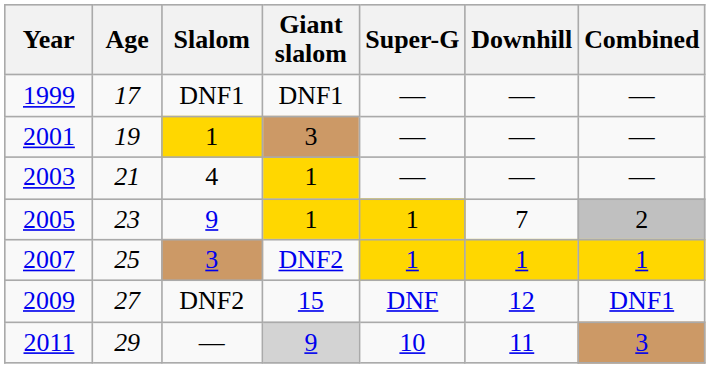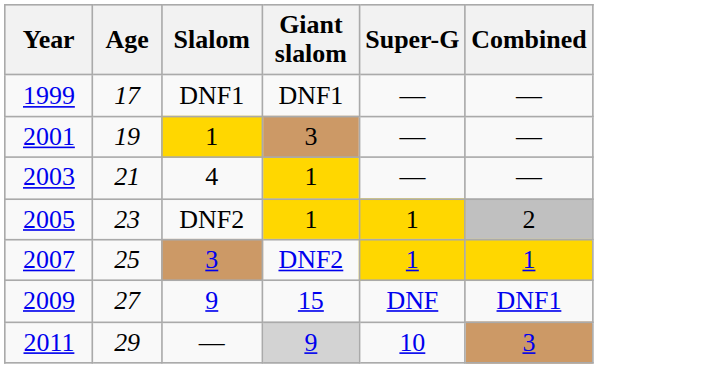- column: (522, 39)
(212, 218) 9 -> (212, 218) DNF2
(212, 300) DNF2 -> (212, 300) 9
